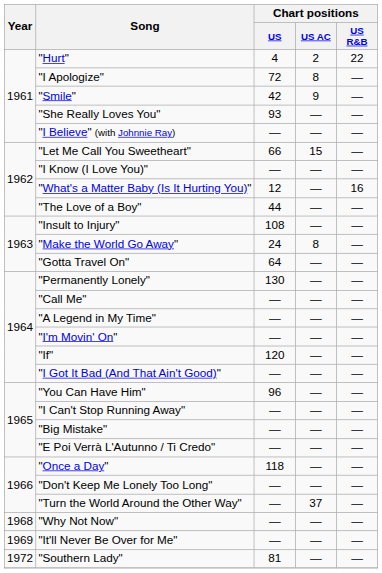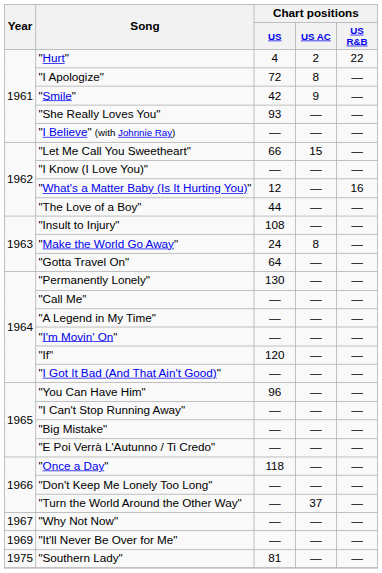(20, 521) 1968 -> (20, 521) 1967
(20, 558) 1972 -> (20, 558) 1975
